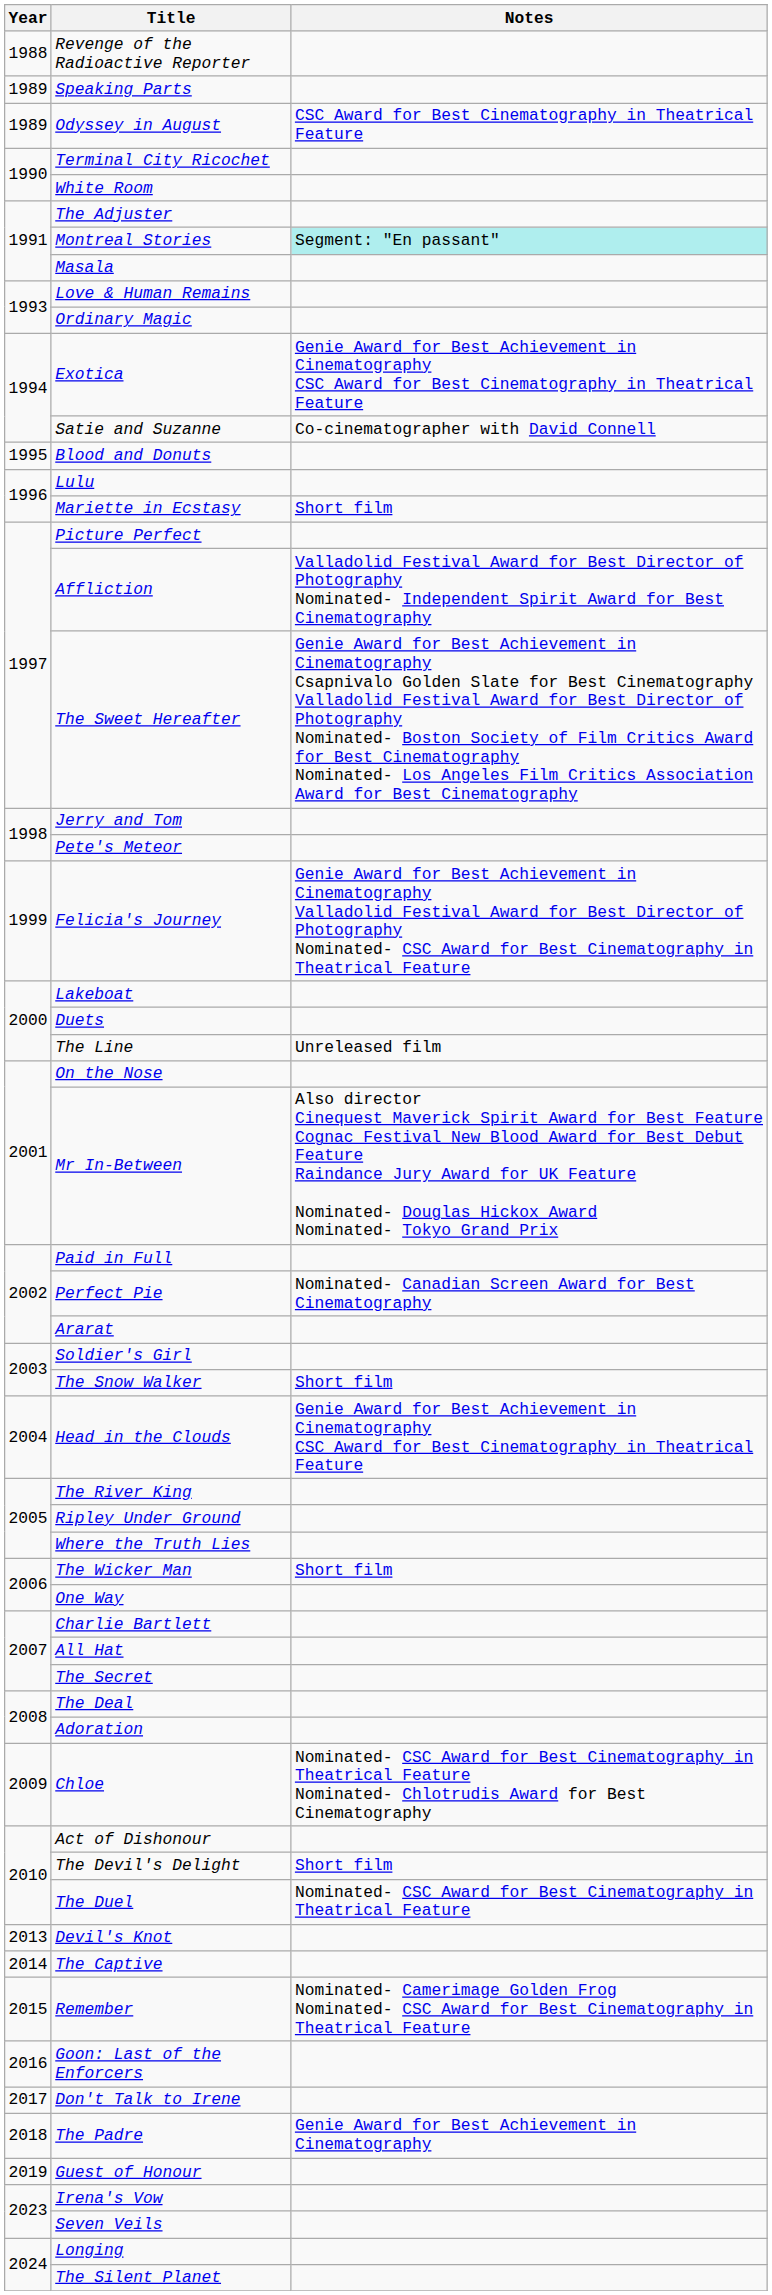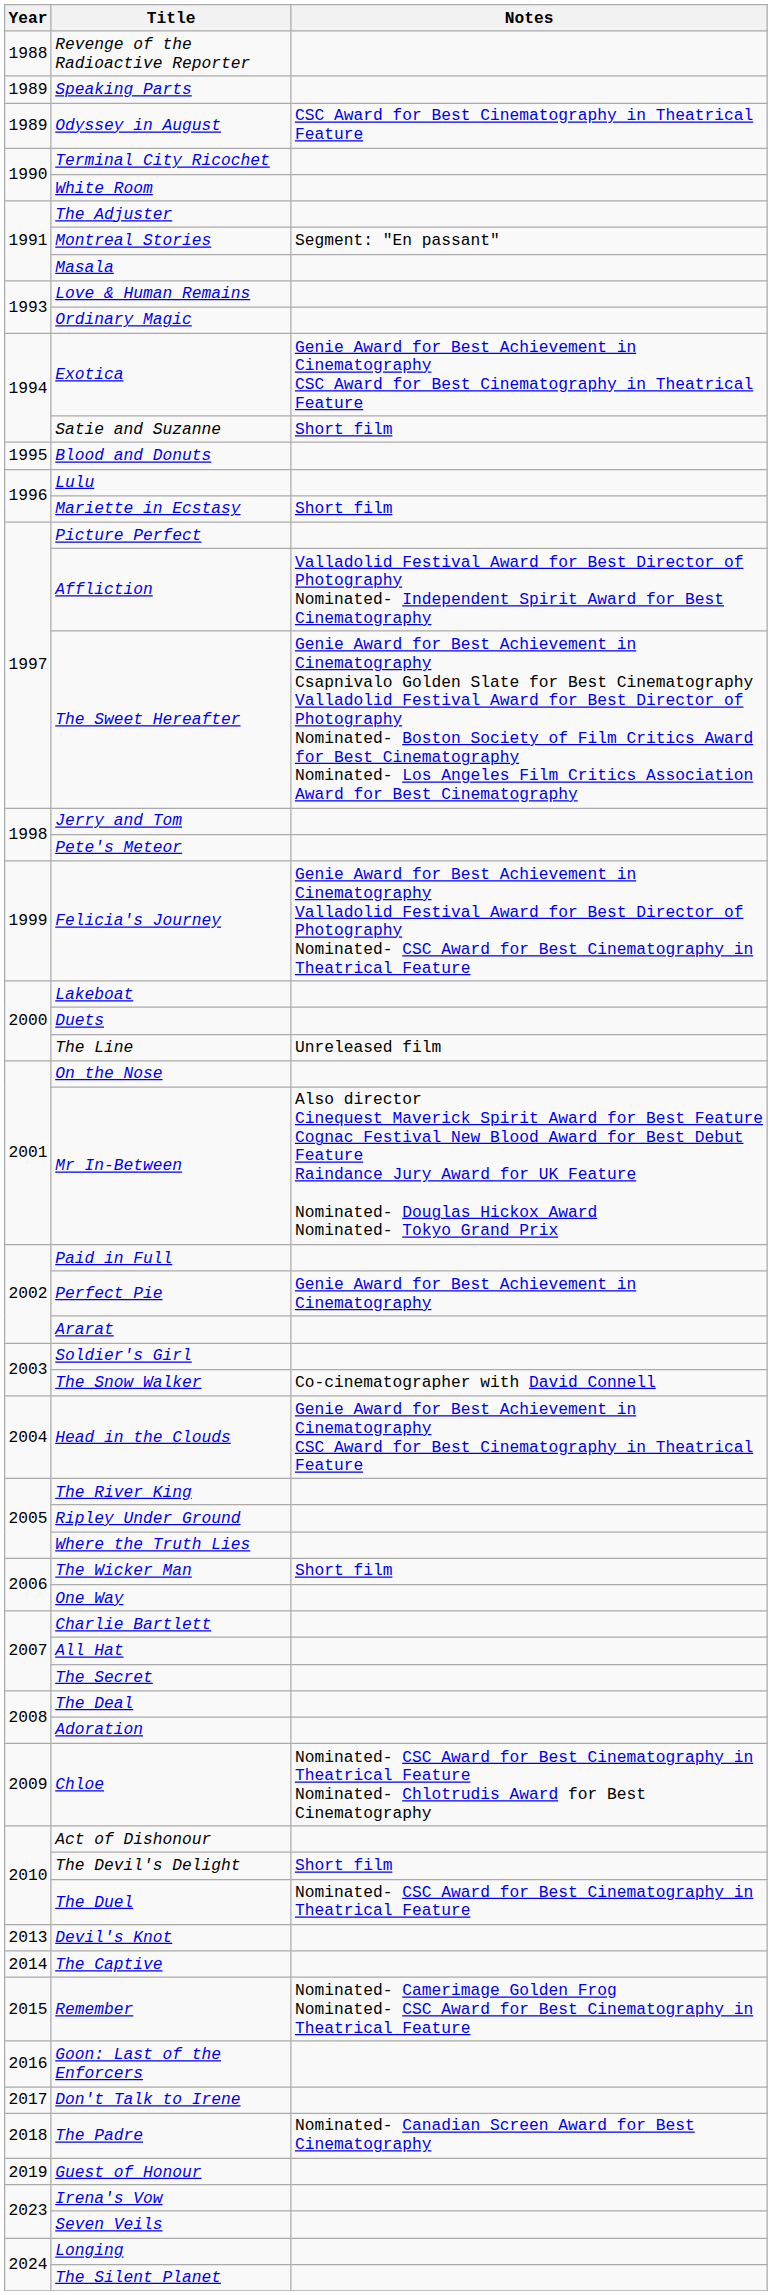(397, 241) paleturquoise background -> (397, 241) no background
(475, 429) Co-cinematographer with David Connell -> (344, 429) Short film
(495, 1294) Nominated- Canadian Screen Award for Best Cinematography -> (466, 1294) Genie Award for Best Achievement in Cinematography
(344, 1383) Short film -> (475, 1383) Co-cinematographer with David Connell
(466, 2136) Genie Award for Best Achievement in Cinematography -> (495, 2136) Nominated- Canadian Screen Award for Best Cinematography
